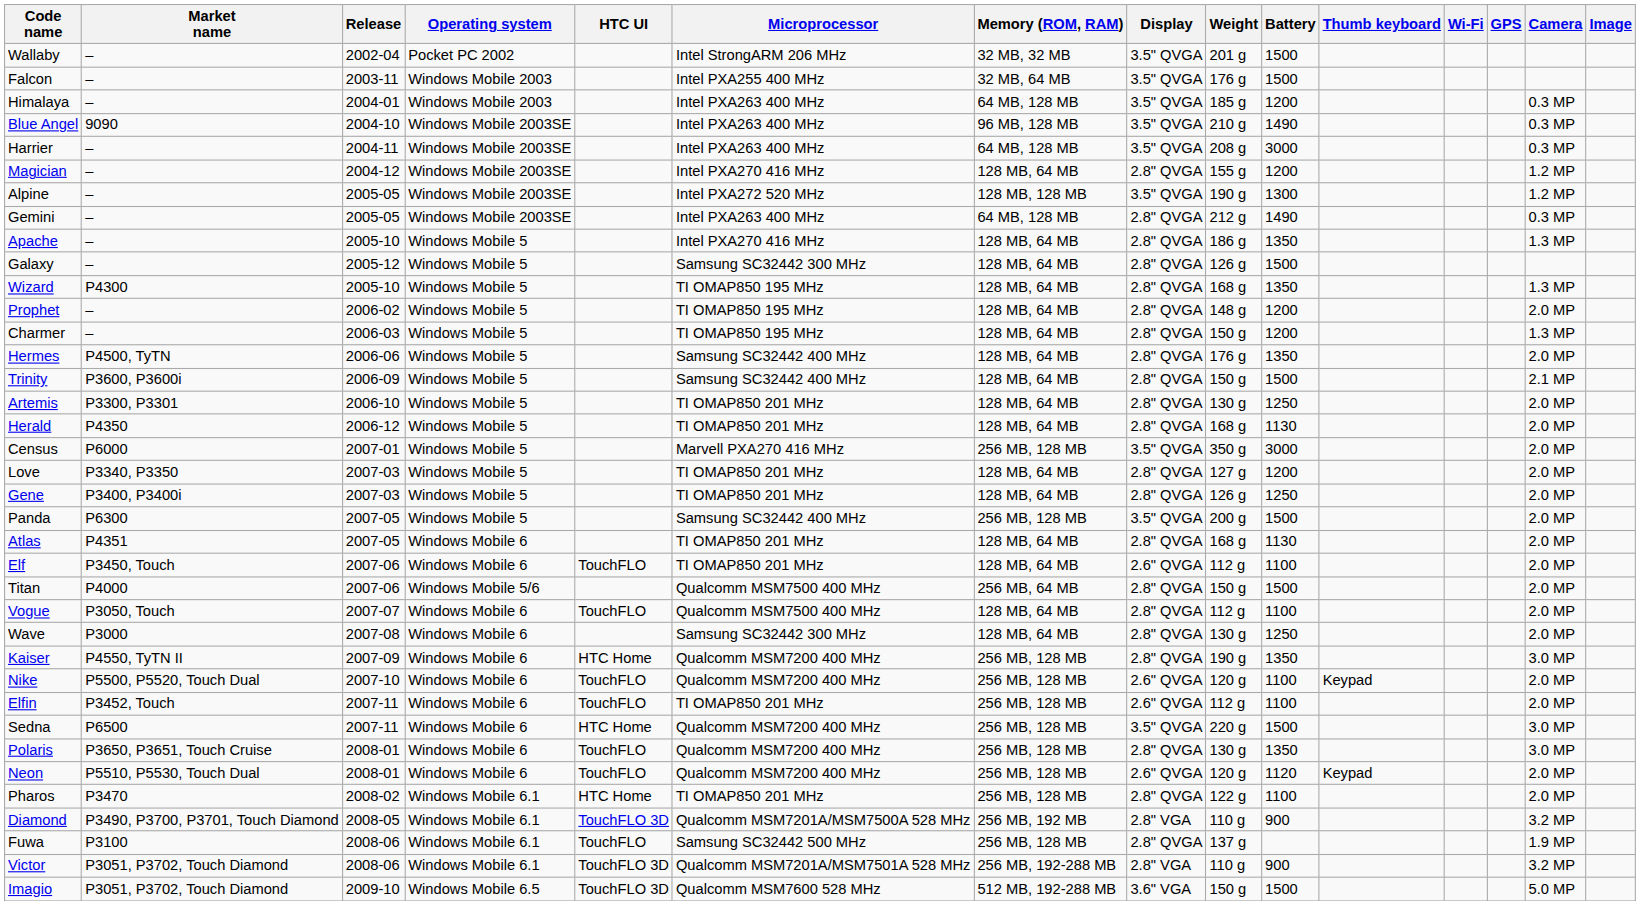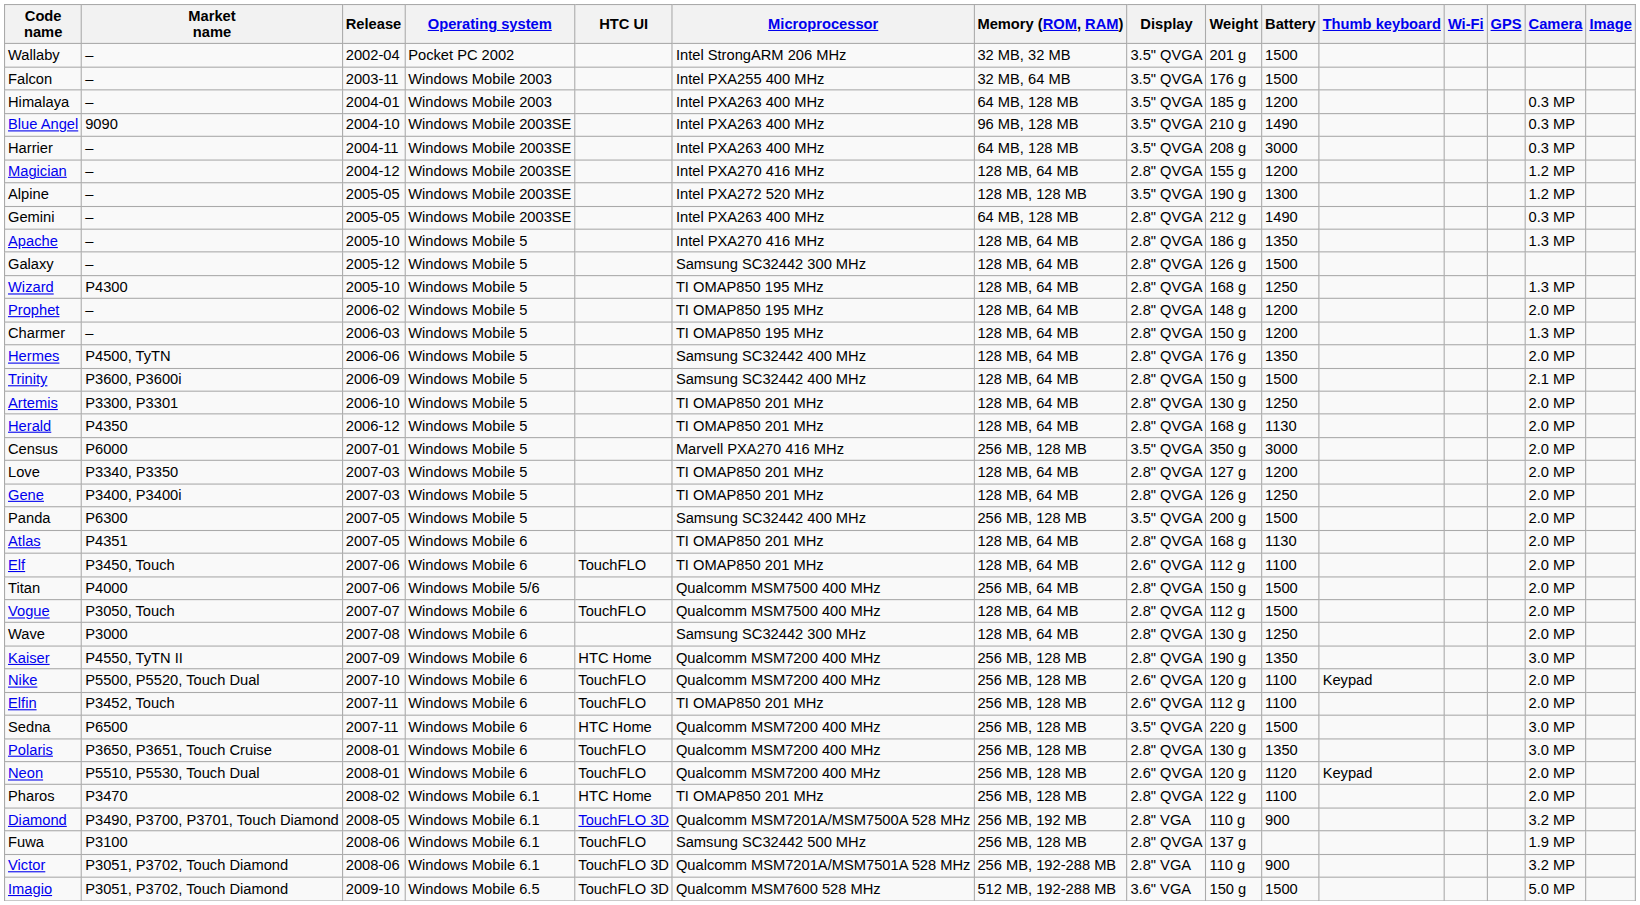(1281, 287) 1350 -> (1281, 287) 1250
(1281, 611) 1100 -> (1281, 611) 1500
